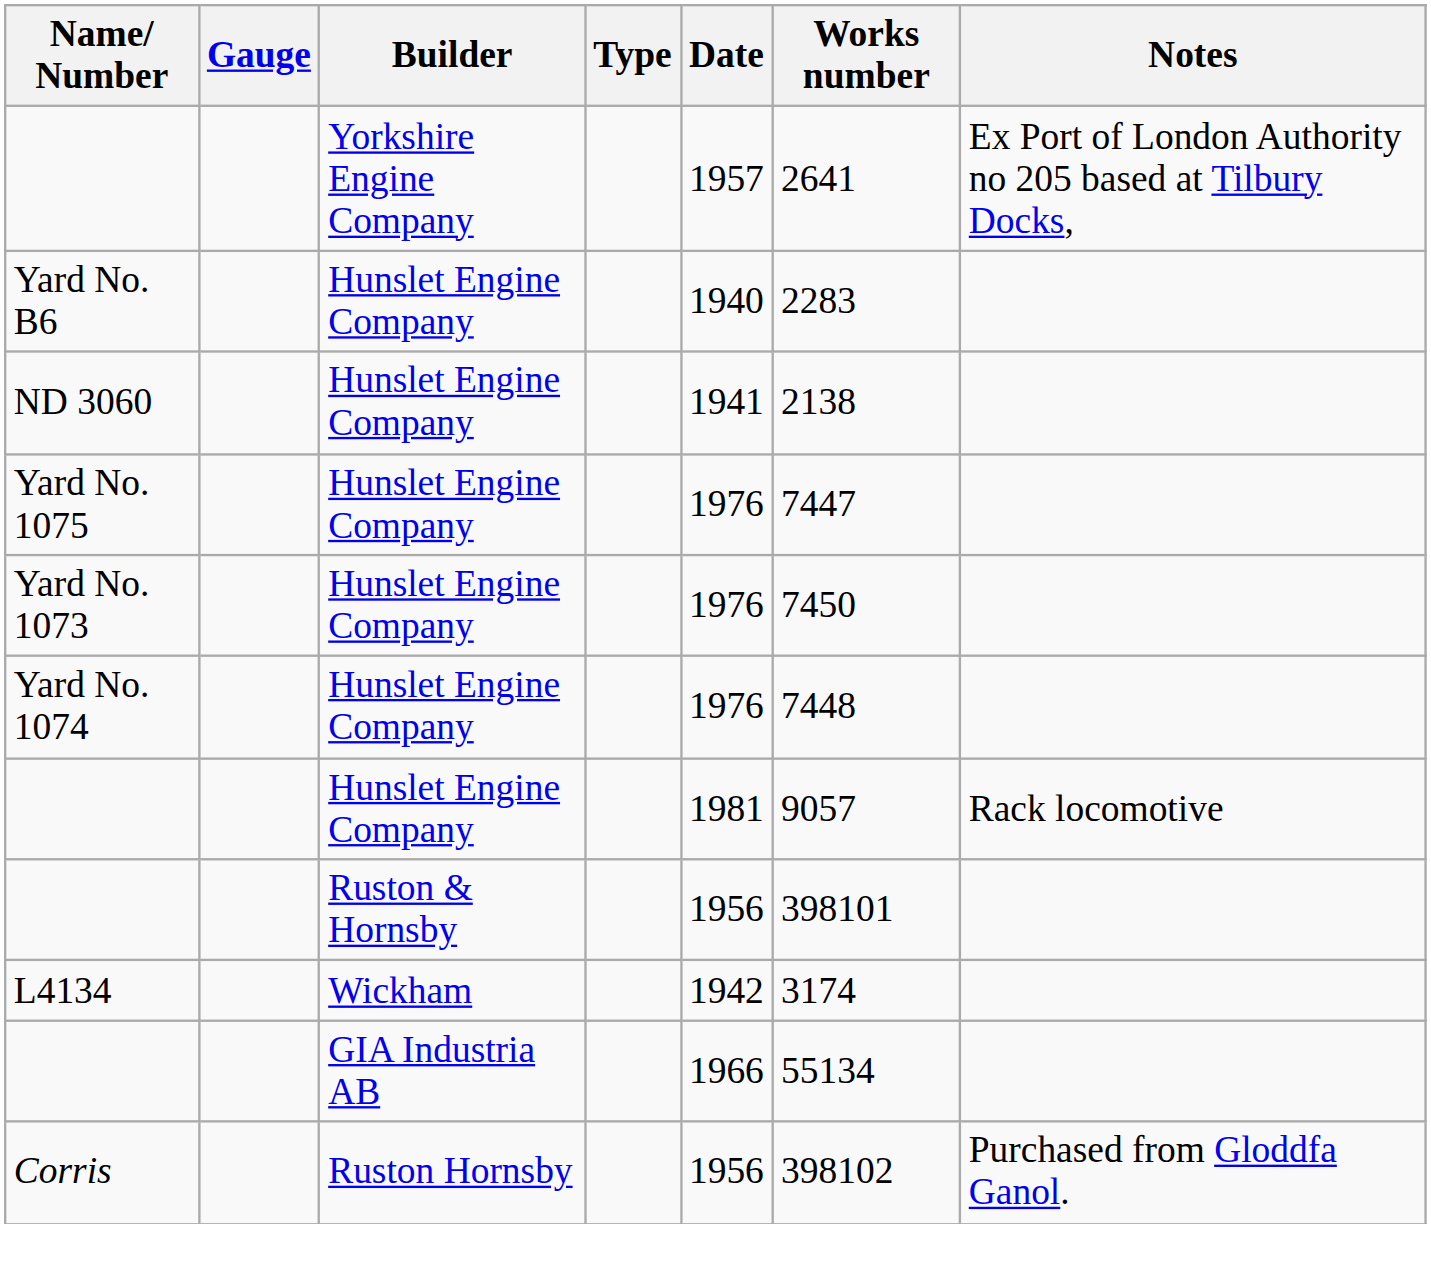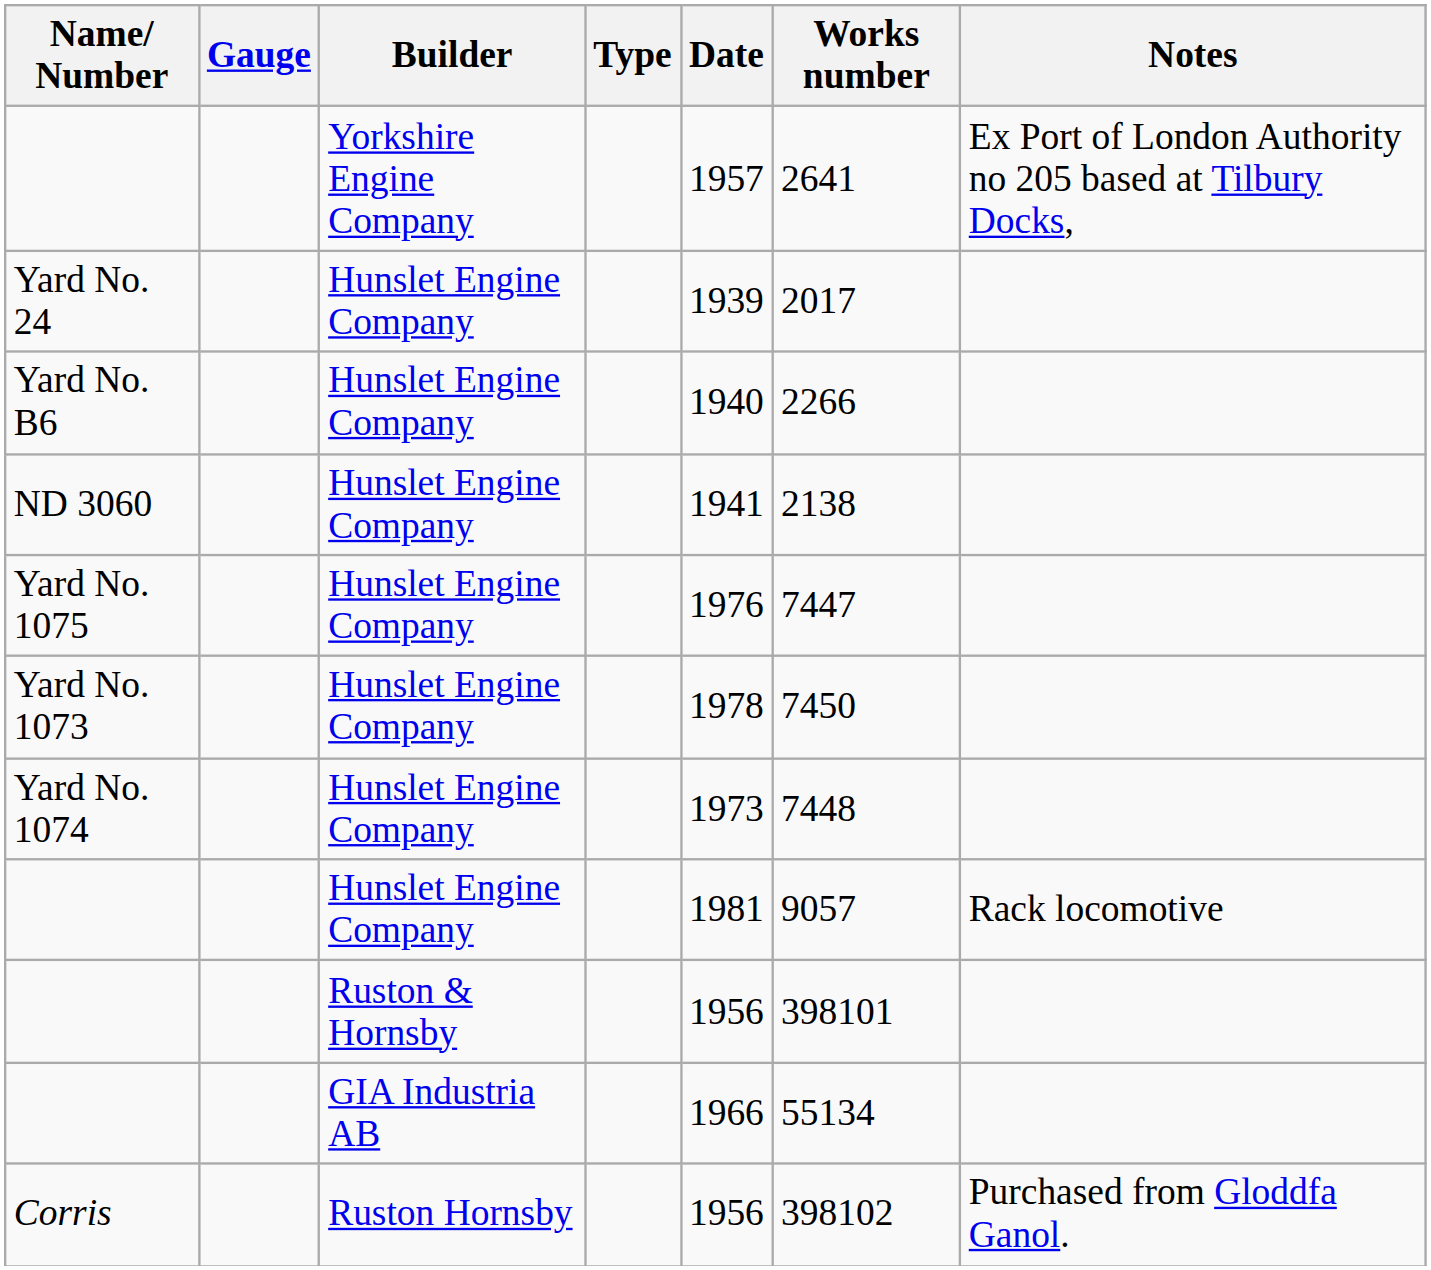+ row: (82, 300)
(819, 300) 2283 -> (819, 401) 2266
(726, 604) 1976 -> (726, 706) 1978
(726, 706) 1976 -> (726, 807) 1973
- row: (63, 989)
